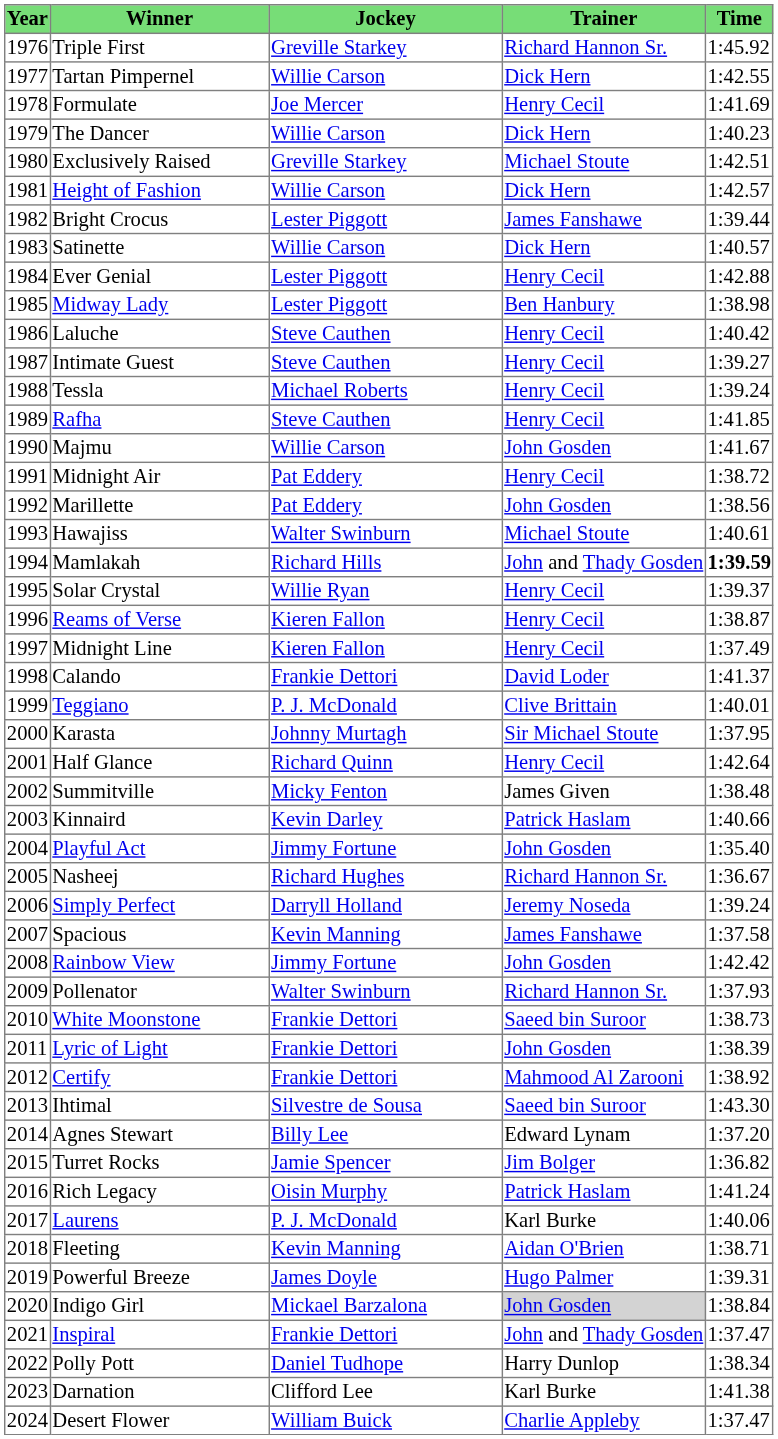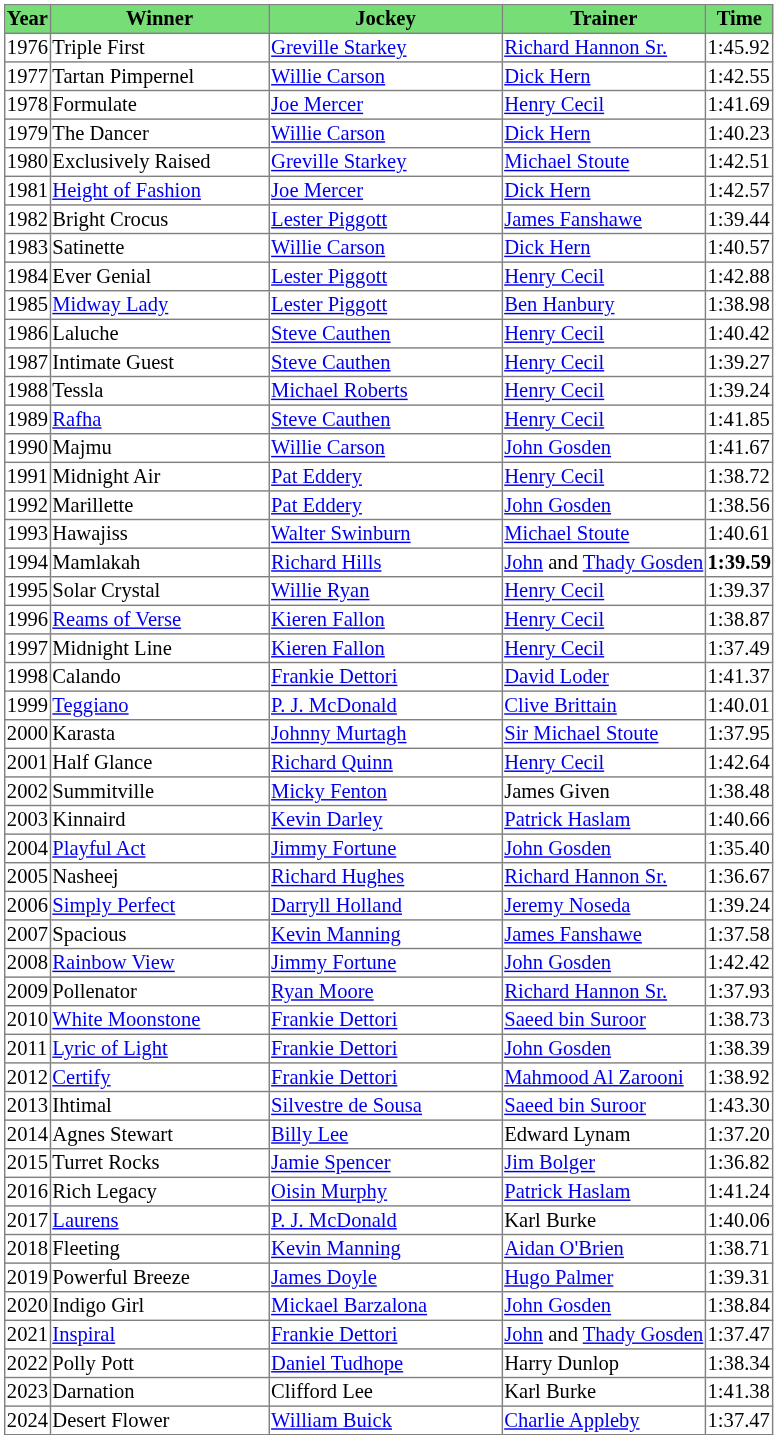(328, 190) Willie Carson -> (317, 190) Joe Mercer
(341, 991) Walter Swinburn -> (322, 991) Ryan Moore
(558, 1305) lightgrey background -> (558, 1305) no background
